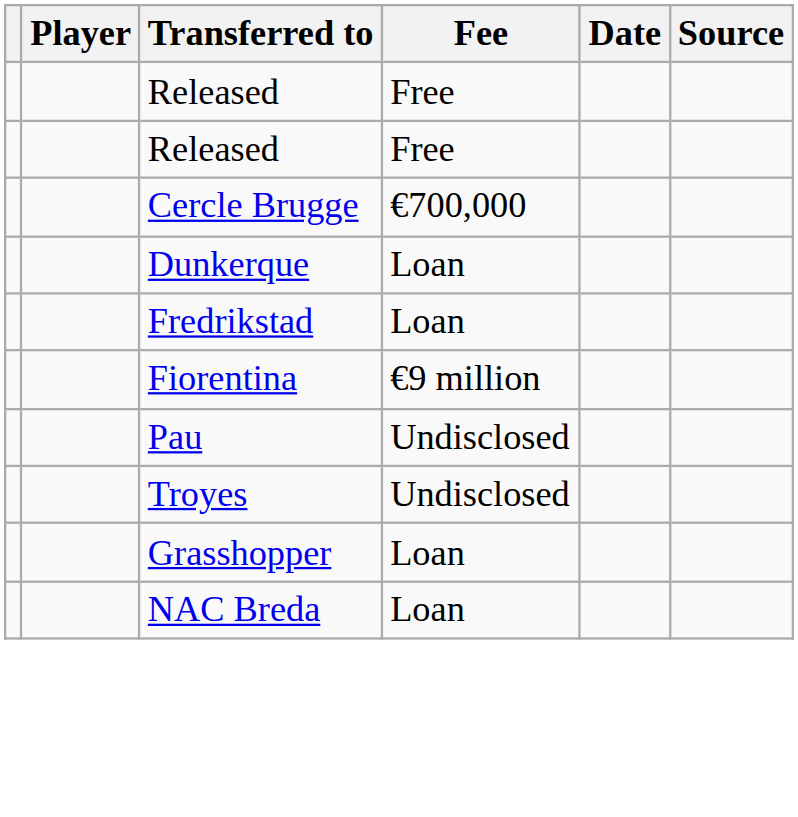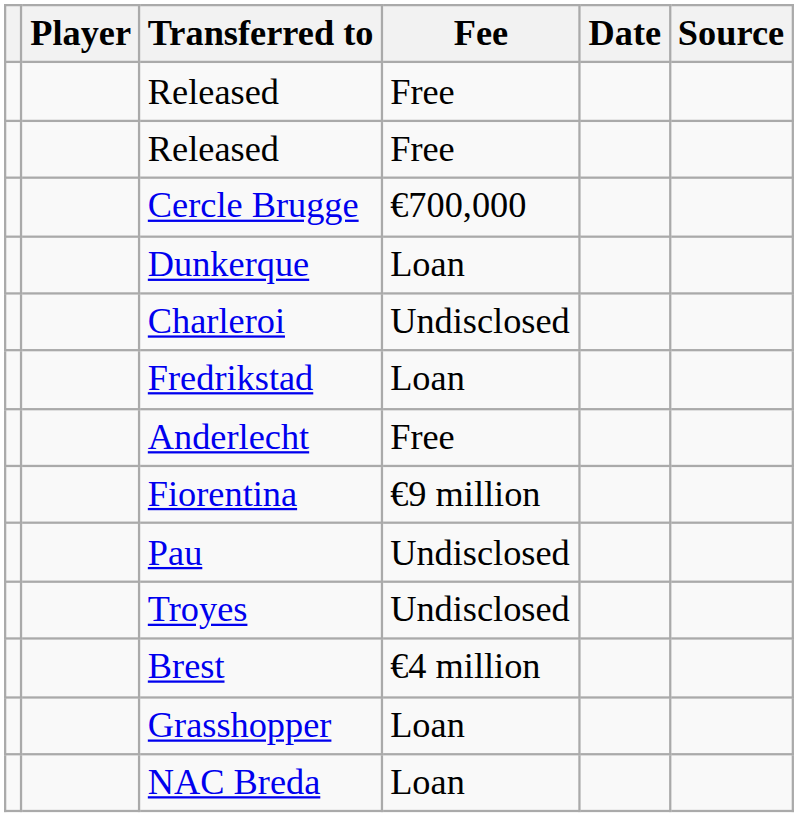+ row: (216, 321)
+ row: (228, 436)
+ row: (186, 666)
